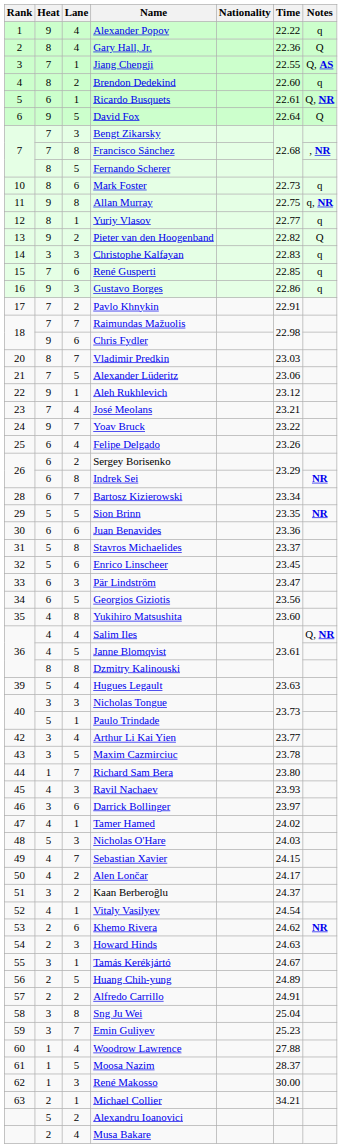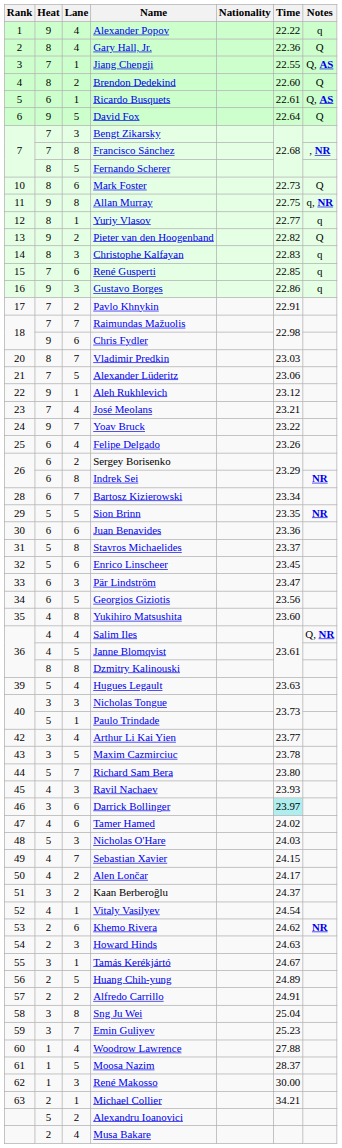(320, 82) q -> (320, 82) Q
(320, 99) Q, NR -> (320, 99) Q, AS
(320, 185) q -> (320, 185) Q
(48, 254) 3 -> (48, 254) 8
(48, 772) 1 -> (48, 772) 5
(288, 806) no background -> (288, 806) paleturquoise background
(76, 824) 1 -> (76, 824) 6
